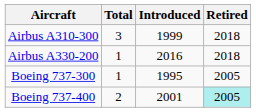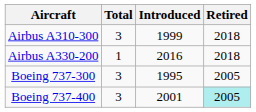(119, 76) 1 -> (119, 76) 3
(119, 96) 2 -> (119, 96) 3
